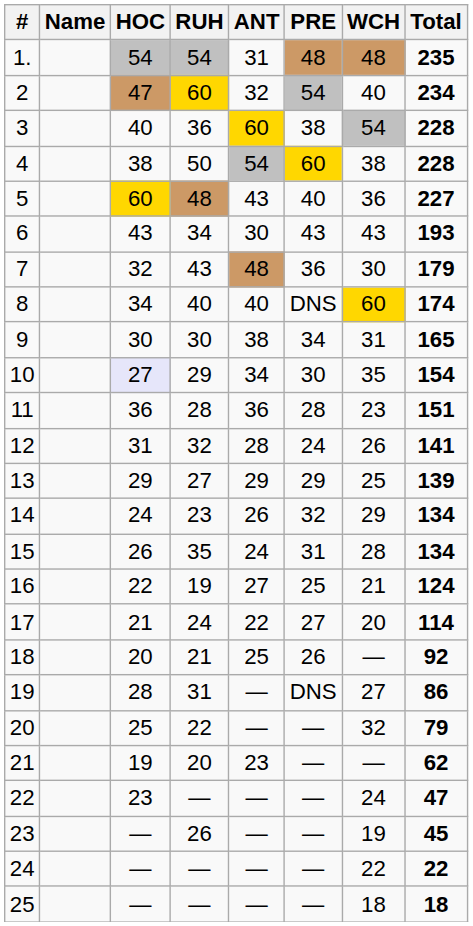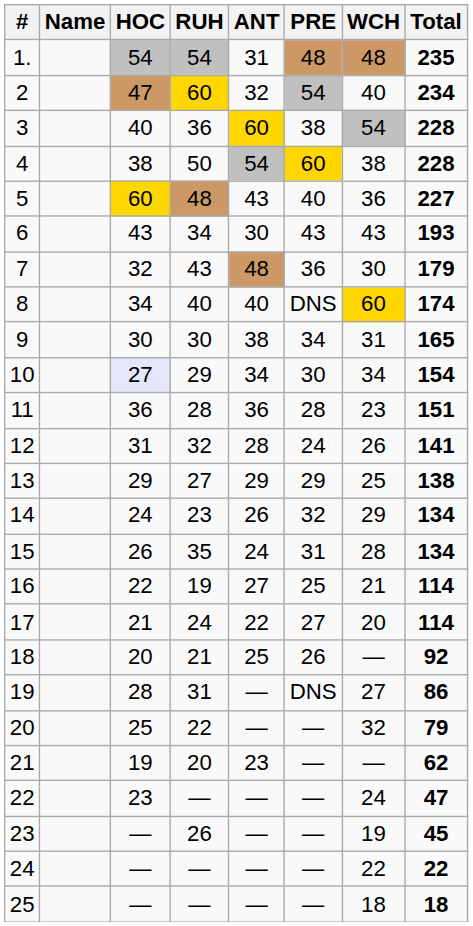(373, 374) 35 -> (373, 374) 34
(436, 480) 139 -> (436, 480) 138
(436, 586) 124 -> (436, 586) 114
